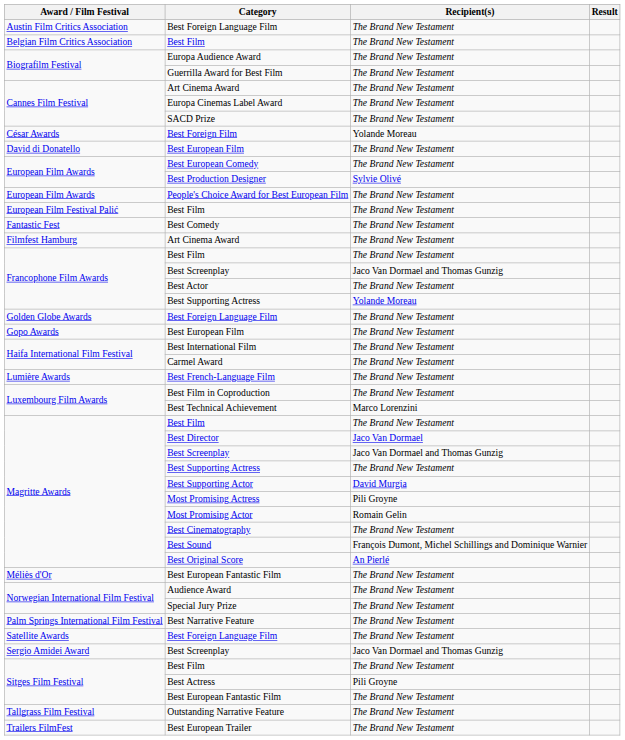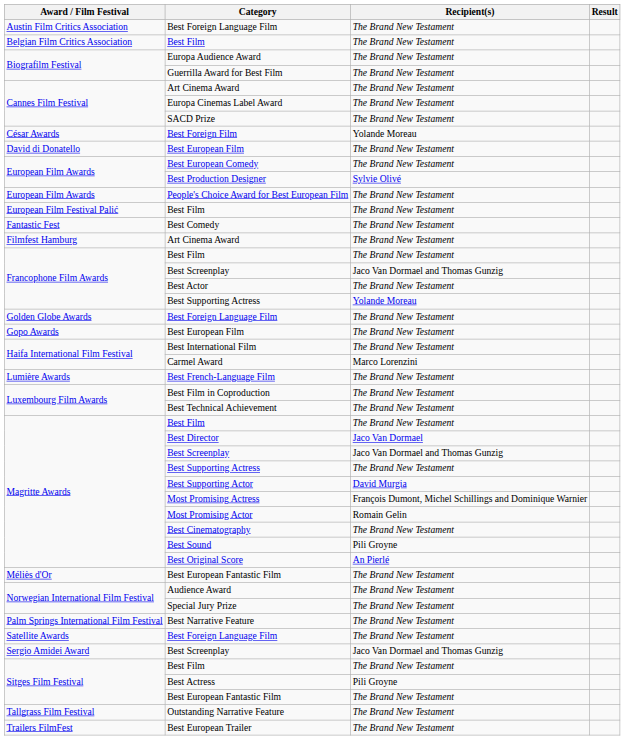(403, 362) The Brand New Testament -> (385, 362) Marco Lorenzini
(385, 407) Marco Lorenzini -> (403, 407) The Brand New Testament
(375, 499) Pili Groyne -> (470, 499) François Dumont, Michel Schillings and Dominique Warnier
(470, 544) François Dumont, Michel Schillings and Dominique Warnier -> (375, 544) Pili Groyne
